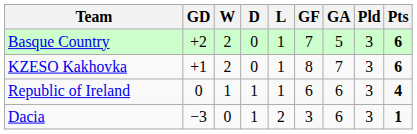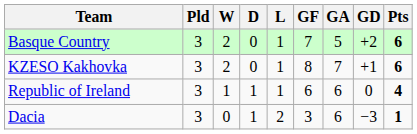columns swapped: (369, 16) <-> (199, 16)
